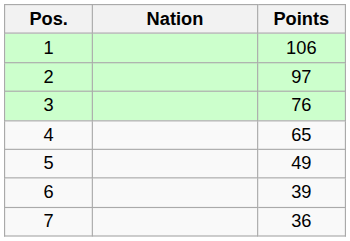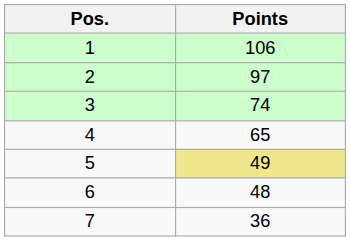- column: (175, 18)
(301, 105) 76 -> (260, 105) 74
(301, 163) no background -> (260, 163) khaki background
(301, 192) 39 -> (260, 192) 48
